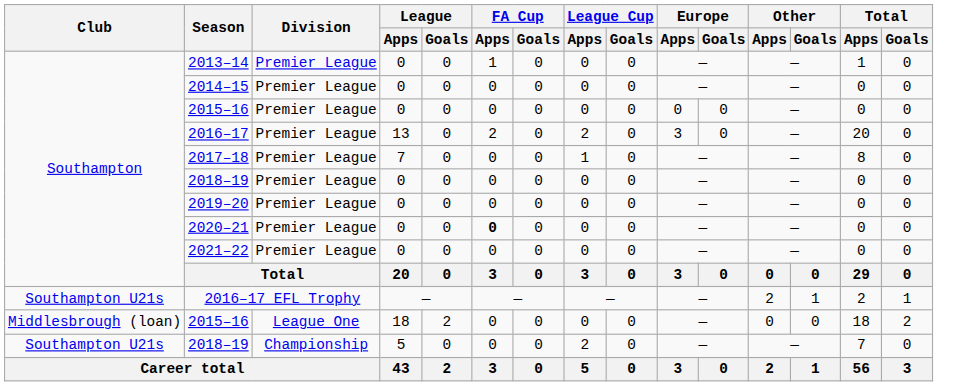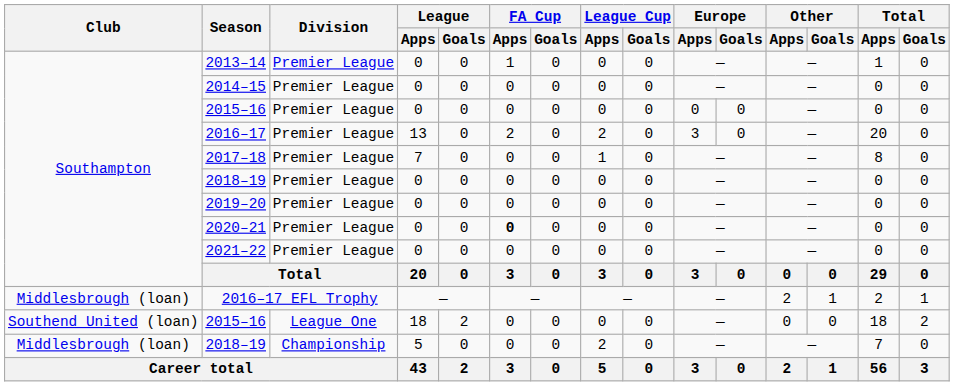(95, 299) Southampton U21s -> (103, 299) Middlesbrough (loan)
(95, 322) Middlesbrough (loan) -> (103, 322) Southend United (loan)
(95, 346) Southampton U21s -> (103, 346) Middlesbrough (loan)
